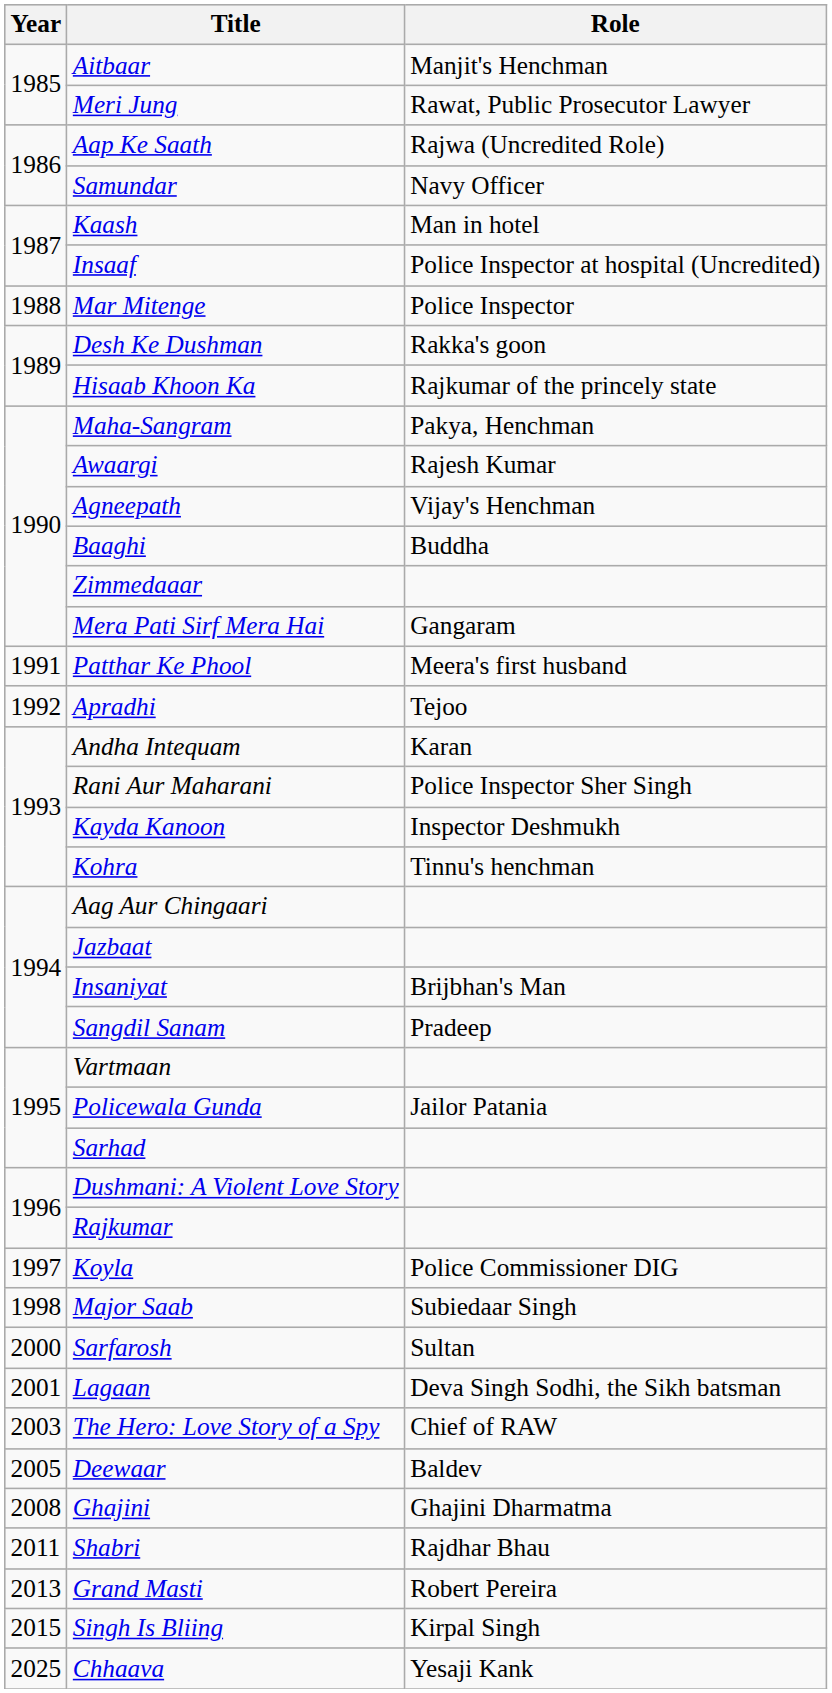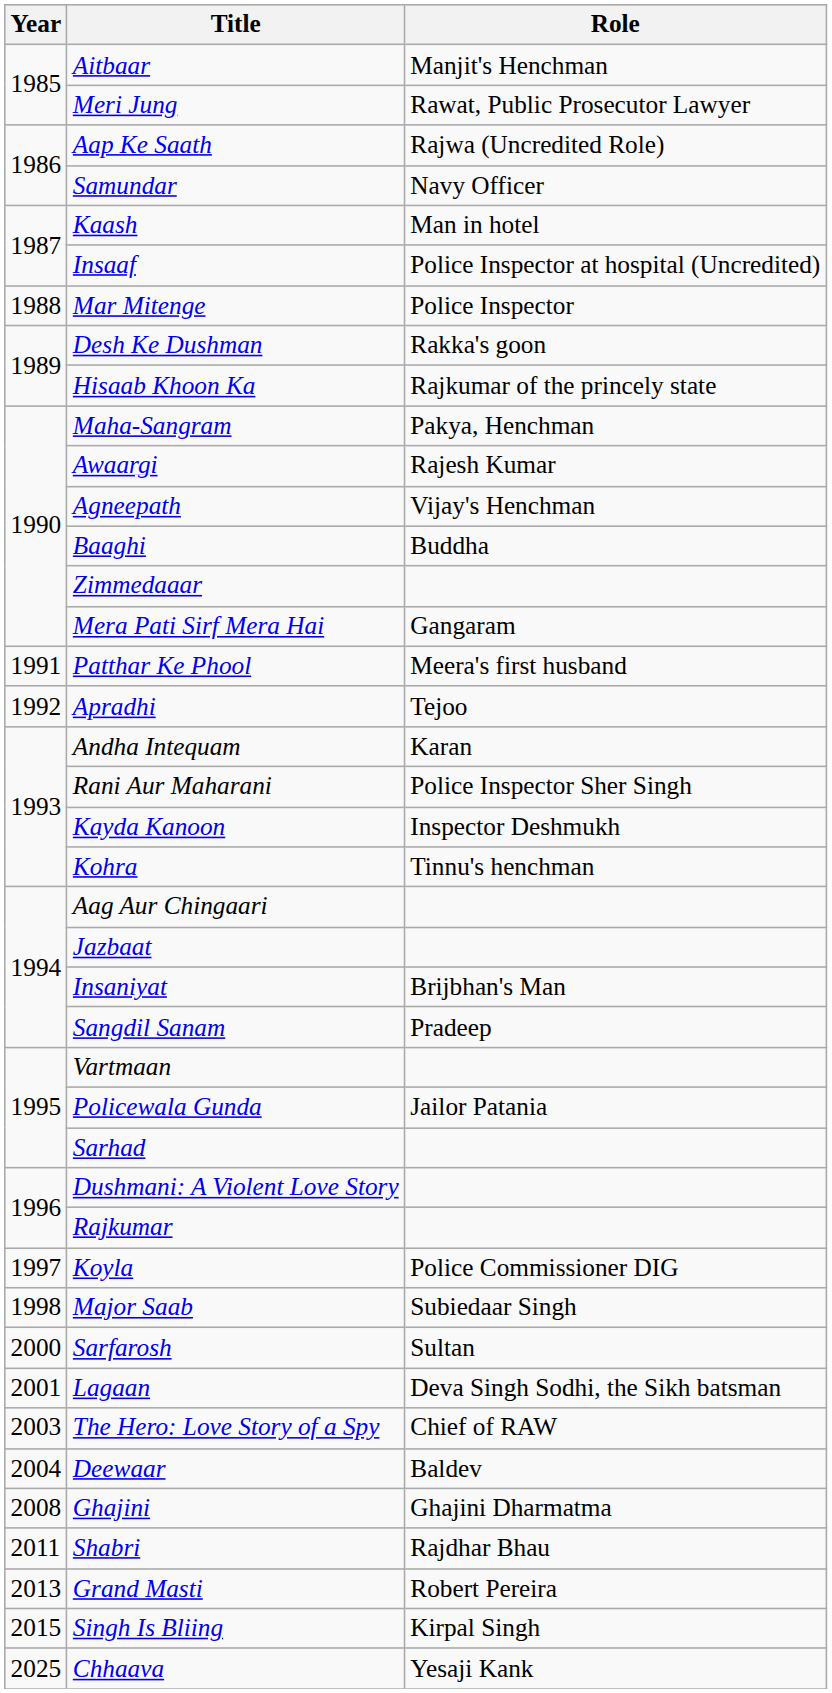(36, 1467) 2005 -> (36, 1467) 2004
